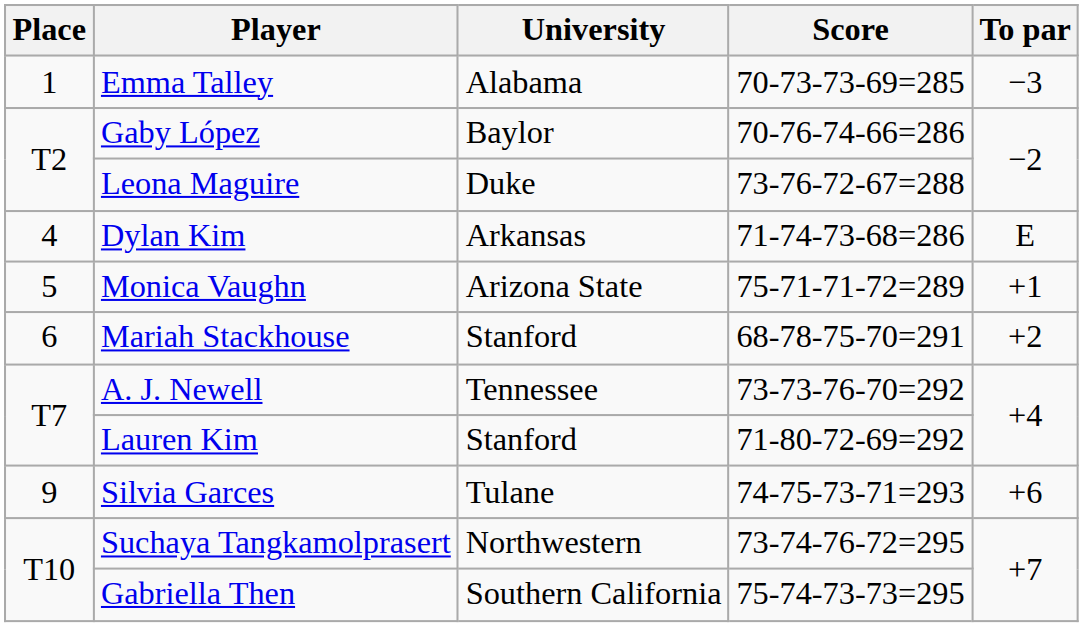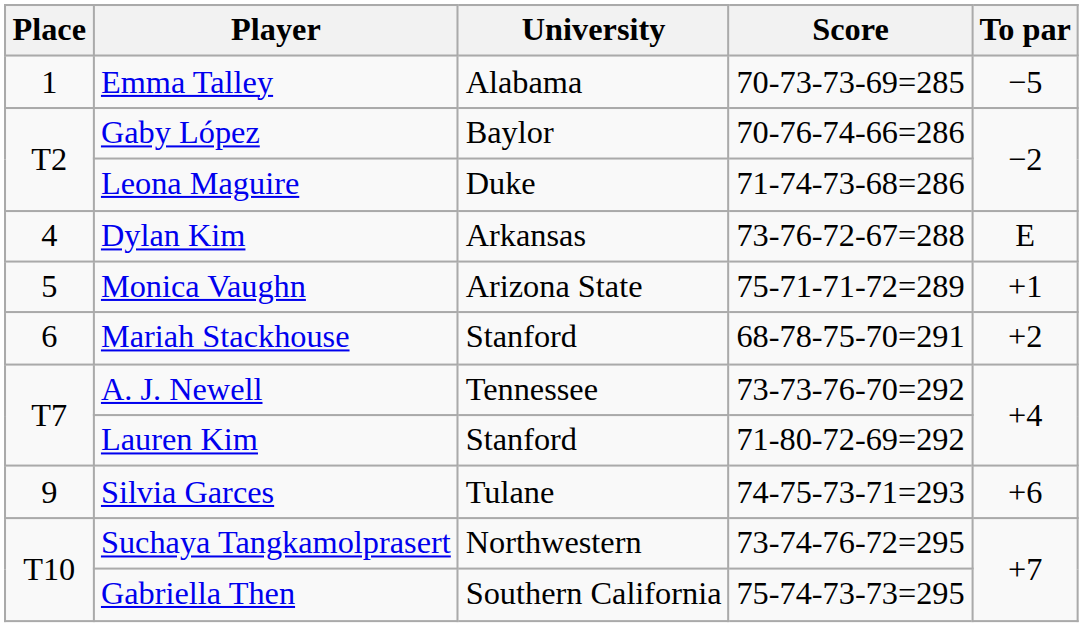(1025, 81) −3 -> (1025, 81) −5
(851, 183) 73-76-72-67=288 -> (851, 183) 71-74-73-68=286
(851, 235) 71-74-73-68=286 -> (851, 235) 73-76-72-67=288
